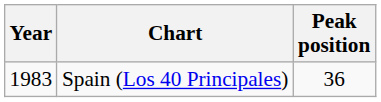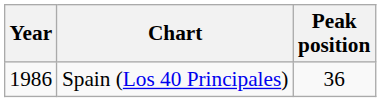(31, 79) 1983 -> (31, 79) 1986
